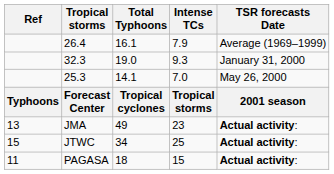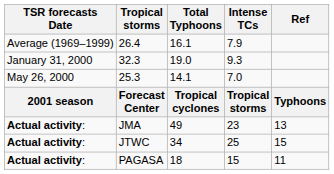columns swapped: (273, 19) <-> (33, 19)
